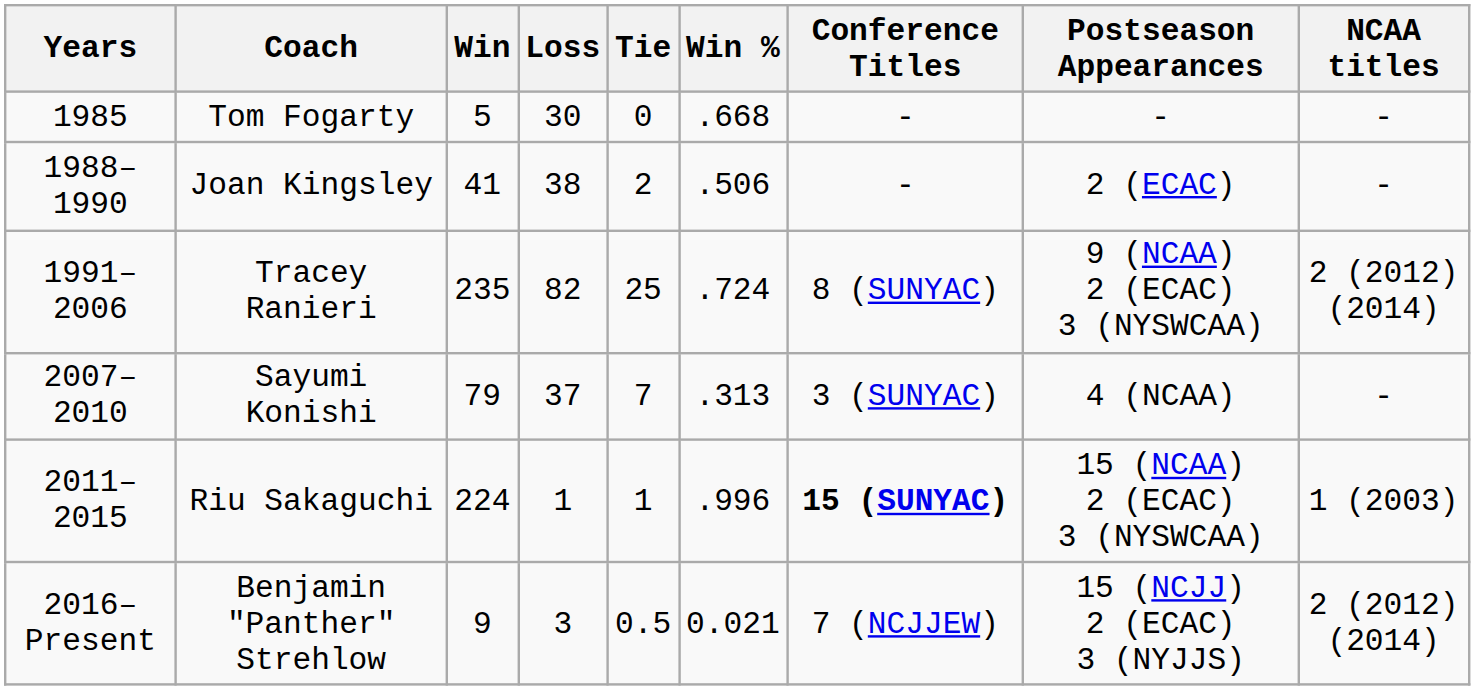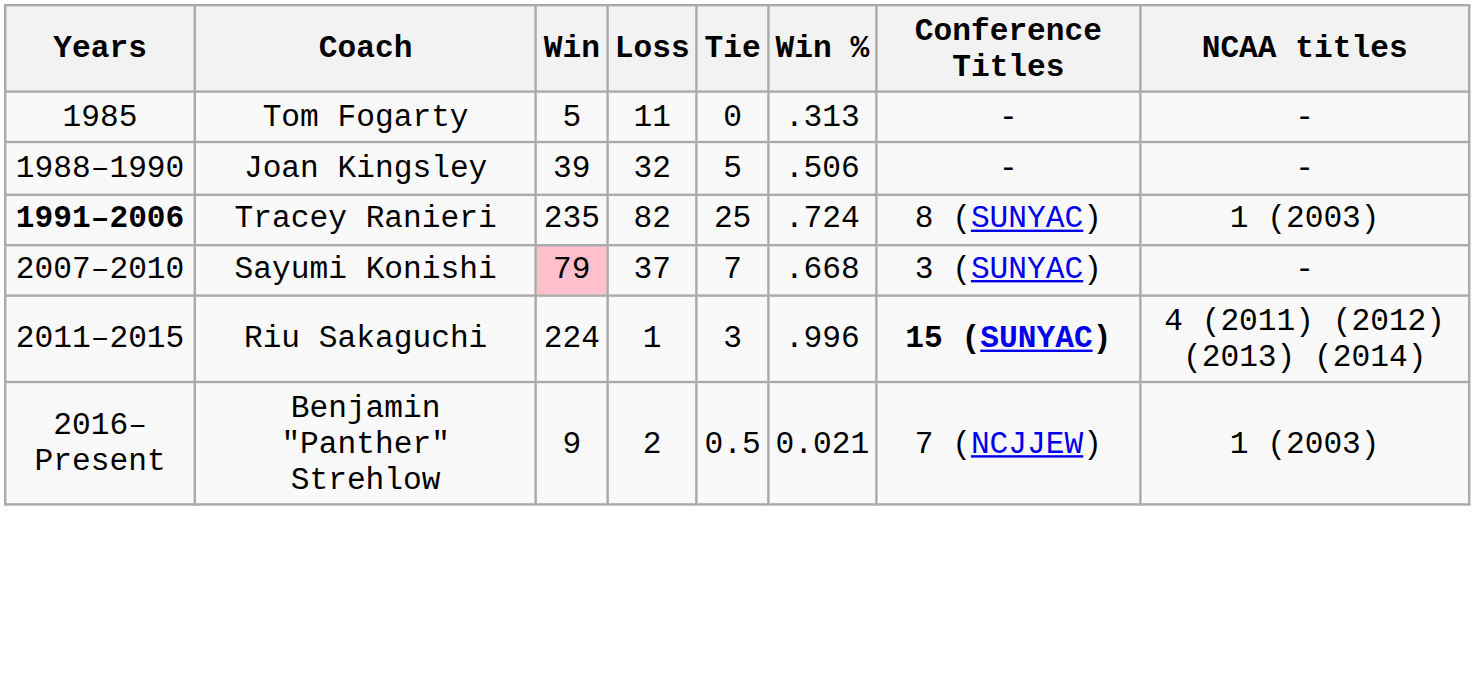- column: (1161, 49)
(563, 117) 30 -> (652, 117) 11
(733, 117) .668 -> (822, 117) .313
(482, 186) 41 -> (572, 168) 39
(563, 186) 38 -> (652, 168) 32
(643, 186) 2 -> (733, 168) 5
(90, 291) normal -> (100, 219) bold
(1384, 291) 2 (2012) (2014) -> (1305, 219) 1 (2003)
(482, 396) no background -> (572, 270) pink background
(733, 396) .313 -> (822, 270) .668
(643, 501) 1 -> (733, 339) 3
(1384, 501) 1 (2003) -> (1305, 339) 4 (2011) (2012) (2013) (2014)
(563, 624) 3 -> (652, 444) 2
(1384, 624) 2 (2012) (2014) -> (1305, 444) 1 (2003)
